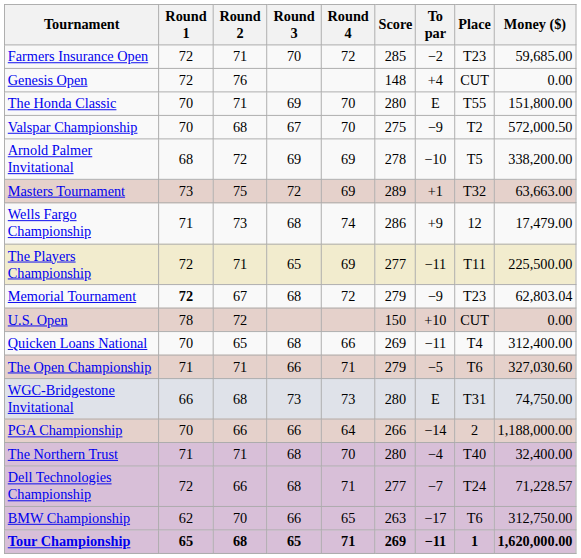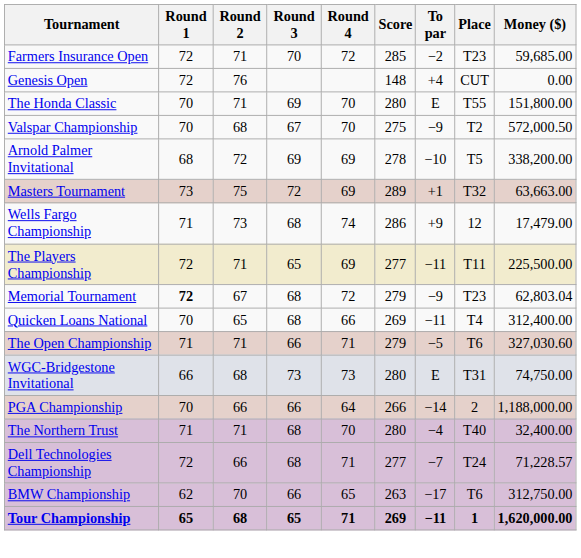- row: (38, 319)
